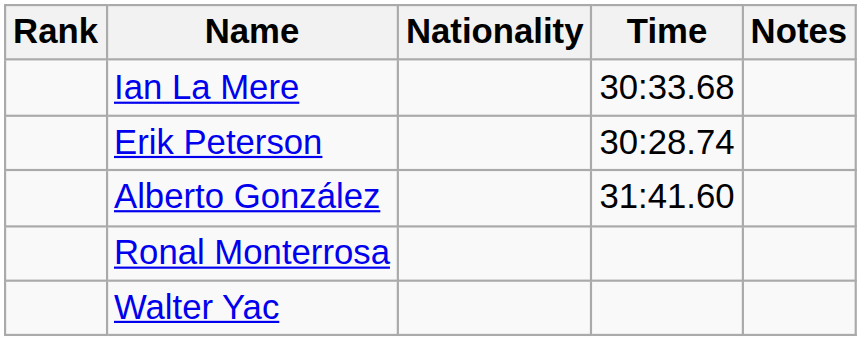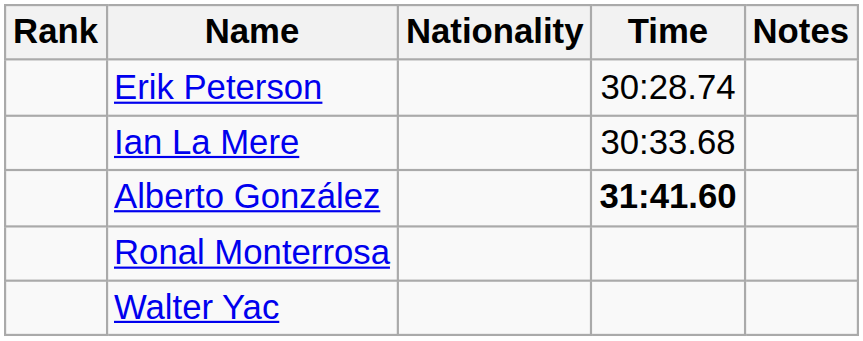rows swapped: (218, 142) <-> (207, 87)
(667, 197) normal -> (668, 197) bold
